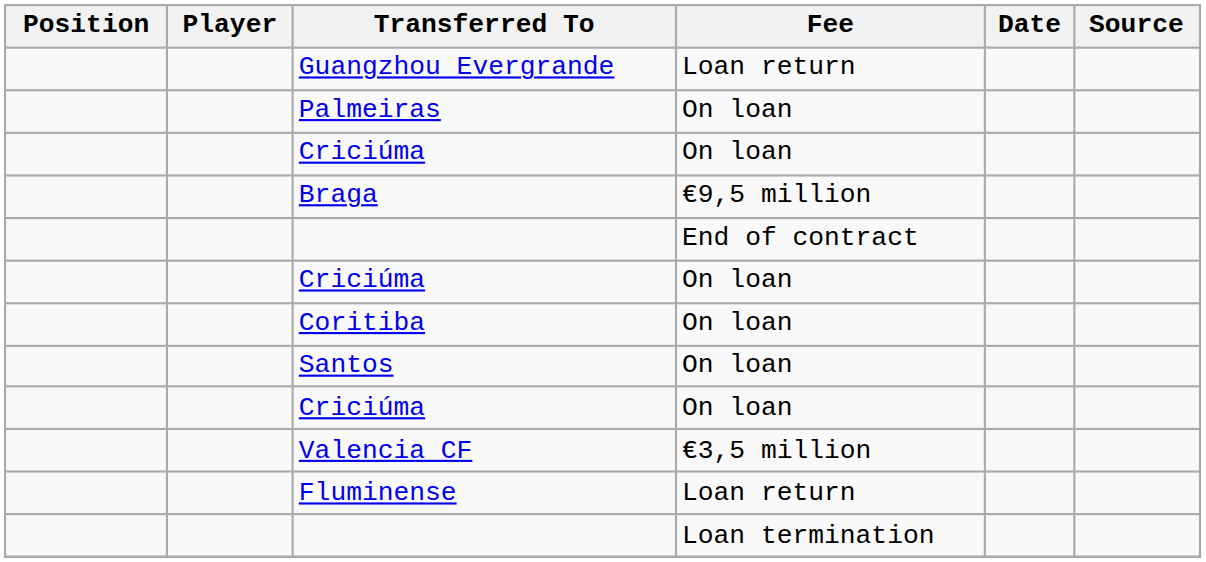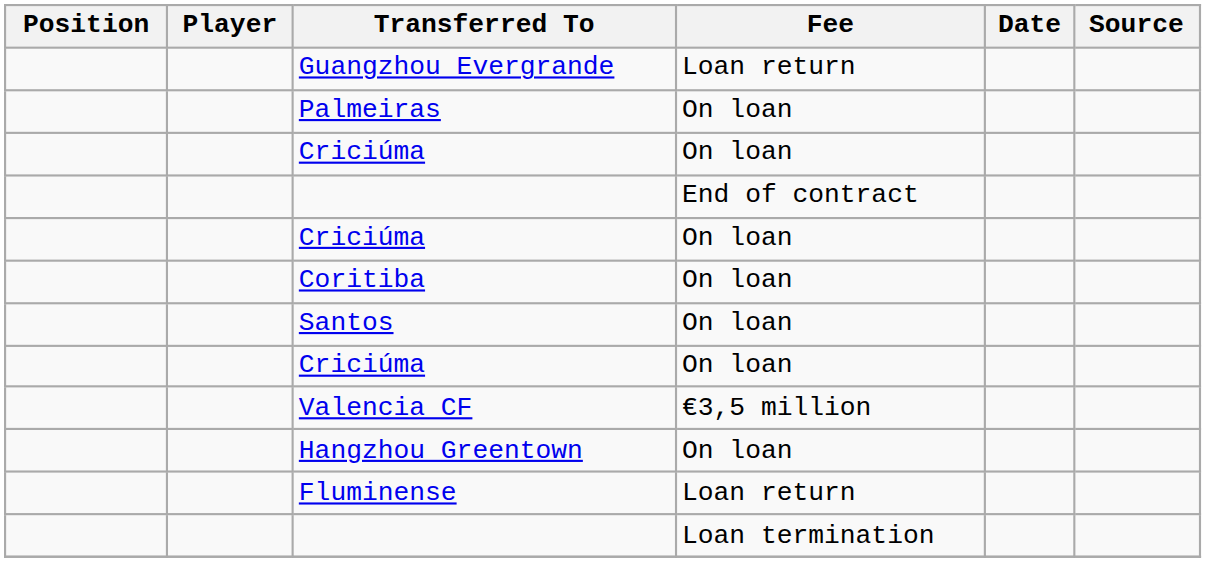- row: (338, 197)
+ row: (441, 451)
